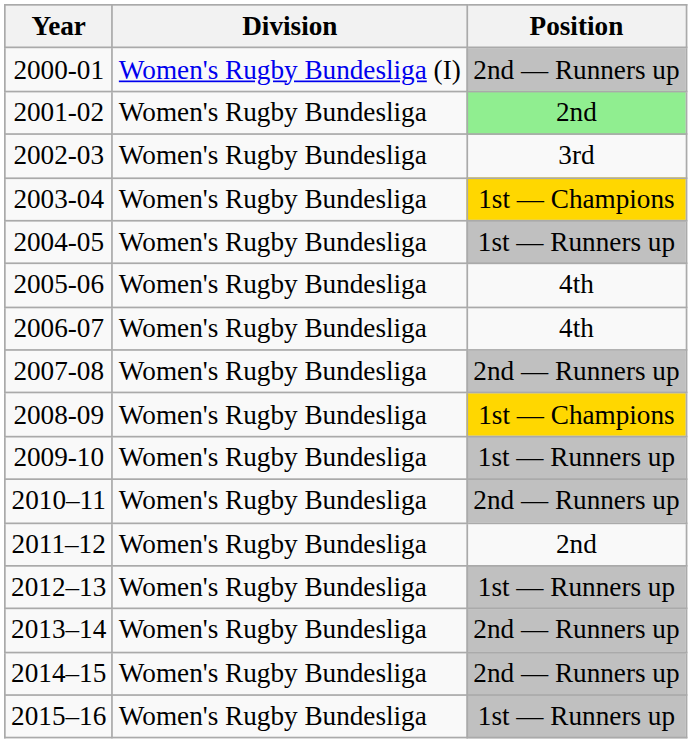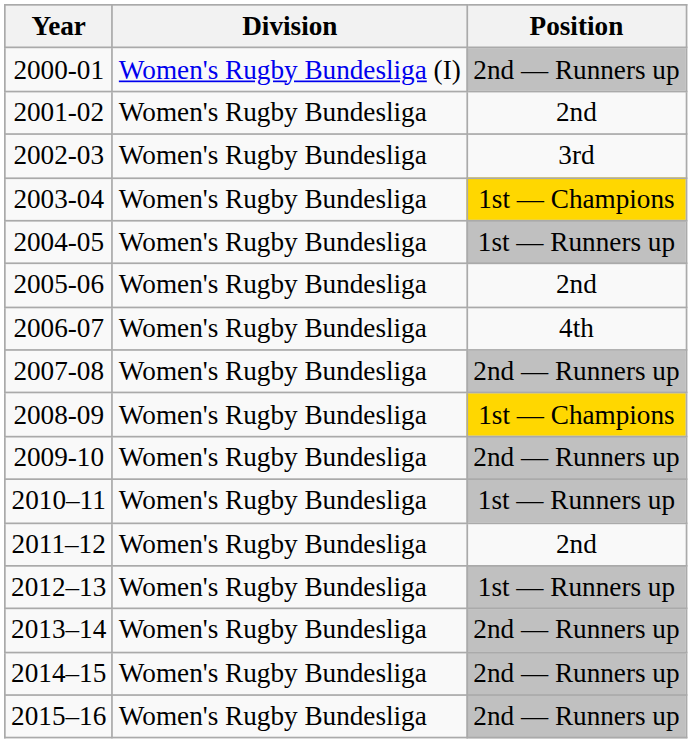(576, 112) lightgreen background -> (576, 112) no background
(576, 284) 4th -> (576, 284) 2nd
(576, 457) 1st — Runners up -> (576, 457) 2nd — Runners up
(576, 500) 2nd — Runners up -> (576, 500) 1st — Runners up
(576, 716) 1st — Runners up -> (576, 716) 2nd — Runners up
